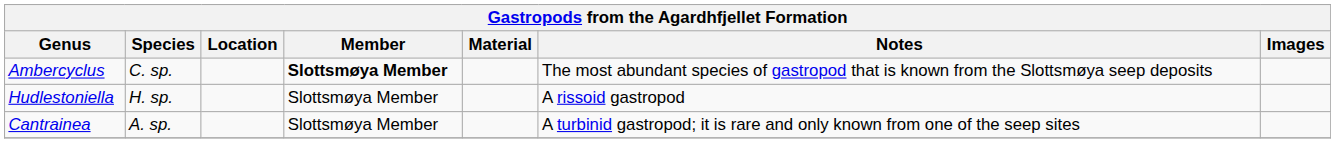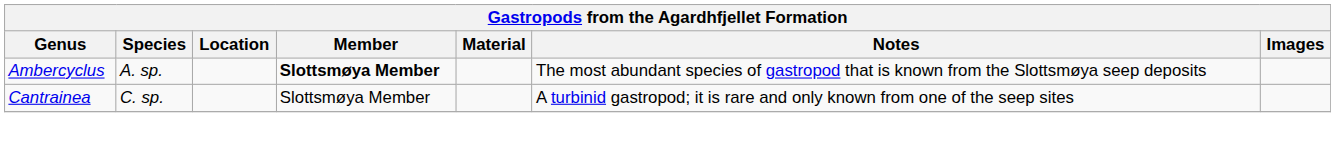(151, 71) C. sp. -> (141, 71) A. sp.
- row: (61, 97)
(151, 124) A. sp. -> (142, 97) C. sp.
